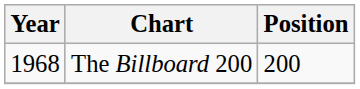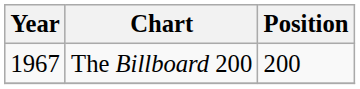(35, 63) 1968 -> (35, 63) 1967
